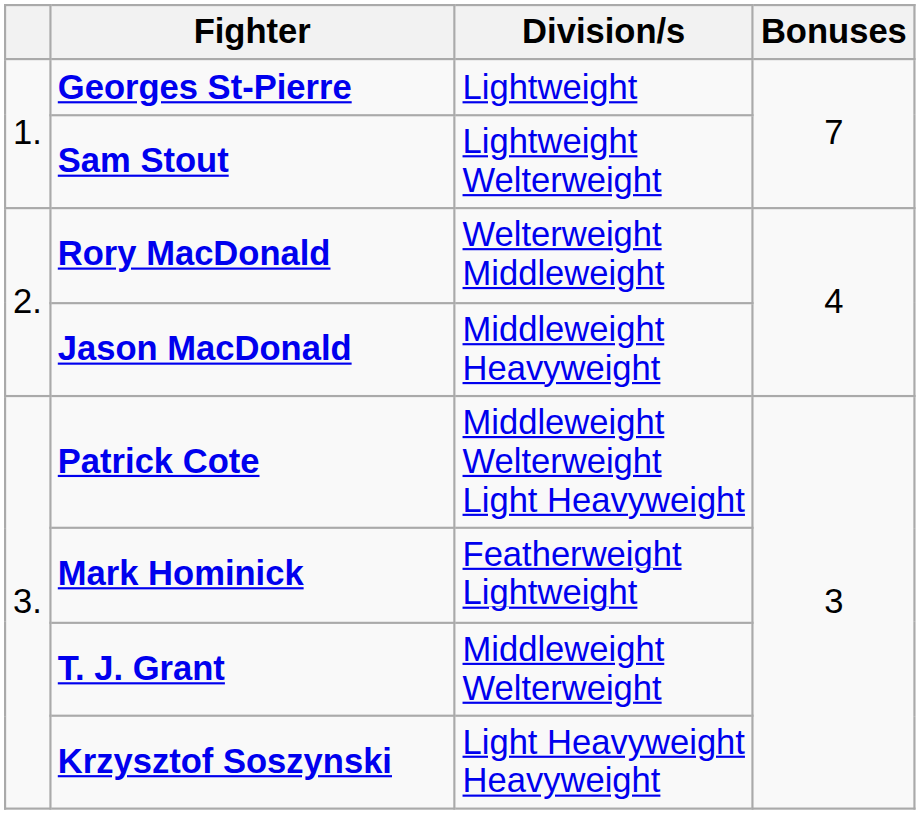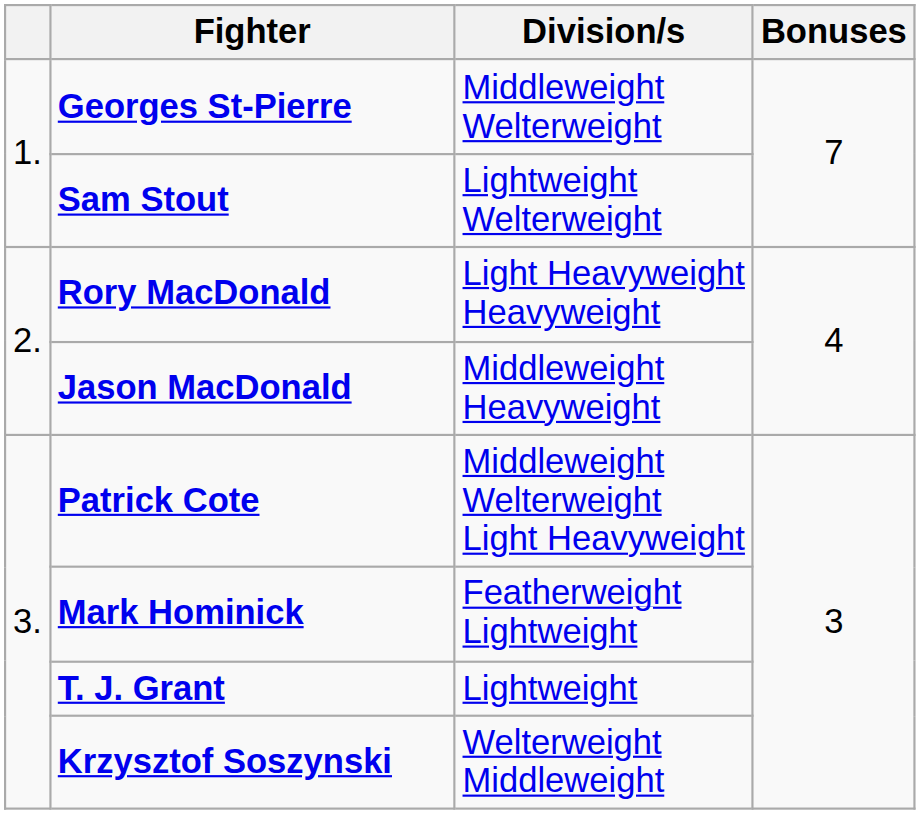(550, 86) Lightweight -> (563, 106) Middleweight Welterweight
(563, 254) Welterweight Middleweight -> (604, 293) Light Heavyweight Heavyweight
(563, 668) Middleweight Welterweight -> (550, 687) Lightweight
(604, 761) Light Heavyweight Heavyweight -> (563, 761) Welterweight Middleweight
